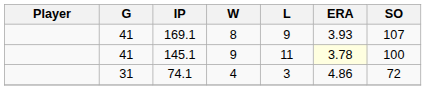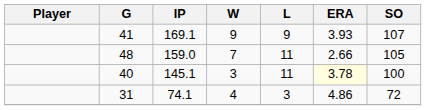(233, 34) 8 -> (233, 34) 9
+ row: (180, 54)
(126, 54) 41 -> (126, 74) 40
(233, 54) 9 -> (233, 74) 3
